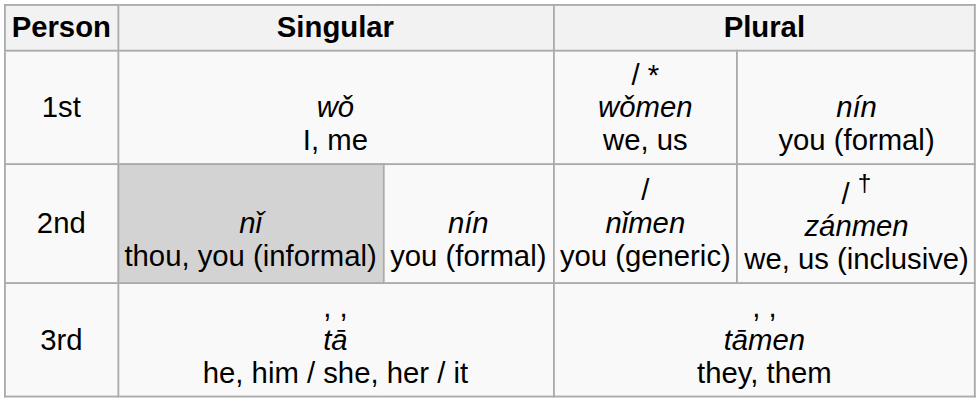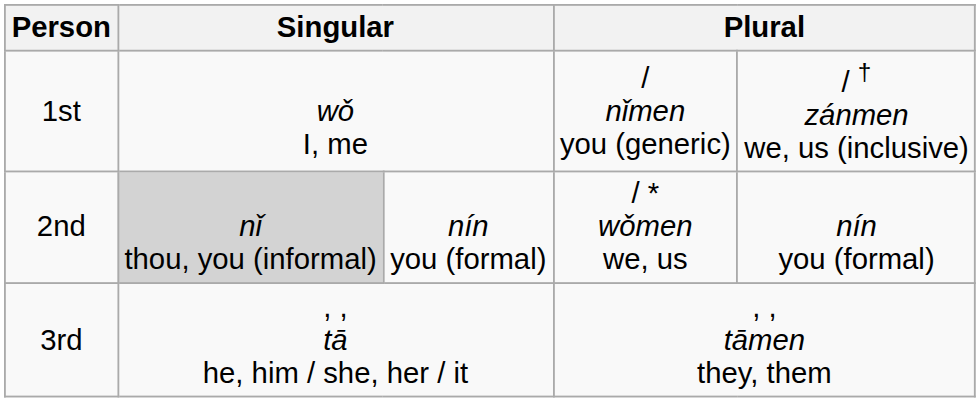(645, 107) / * wǒmen we, us -> (645, 111) / nǐmen you (generic)
(857, 123) nín you (formal) -> (857, 111) / † zánmen we, us (inclusive)
(645, 223) / nǐmen you (generic) -> (645, 227) / * wǒmen we, us
(857, 223) / † zánmen we, us (inclusive) -> (857, 243) nín you (formal)
